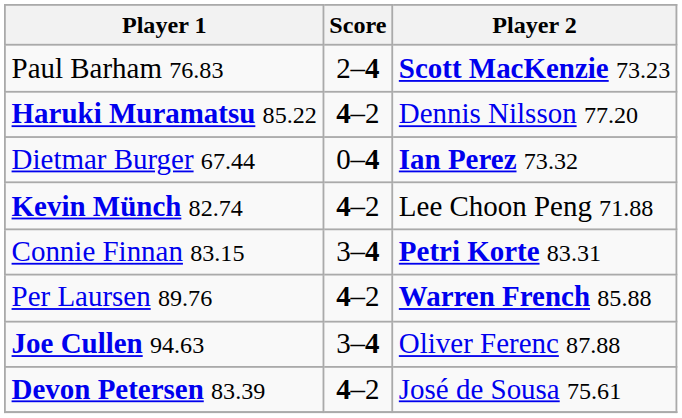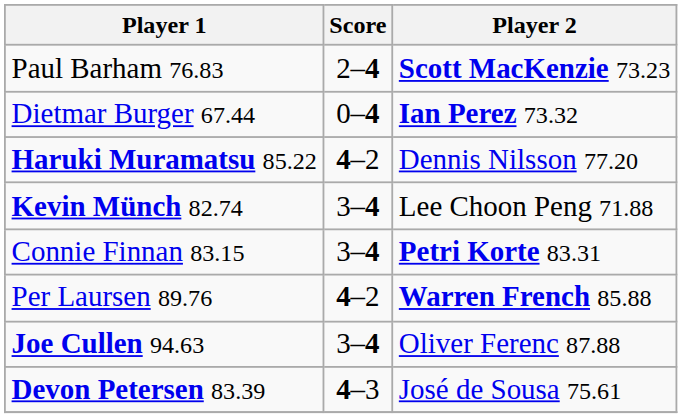rows swapped: (164, 113) <-> (133, 159)
(358, 205) 4–2 -> (358, 205) 3–4
(358, 389) 4–2 -> (358, 389) 4–3
